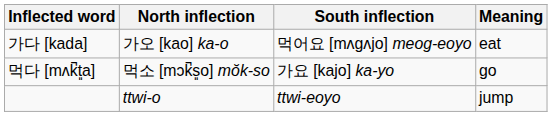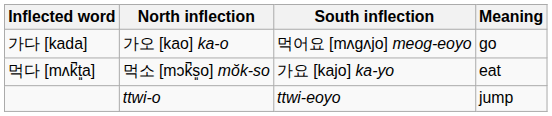(490, 43) eat -> (488, 43) go
(488, 71) go -> (490, 71) eat
